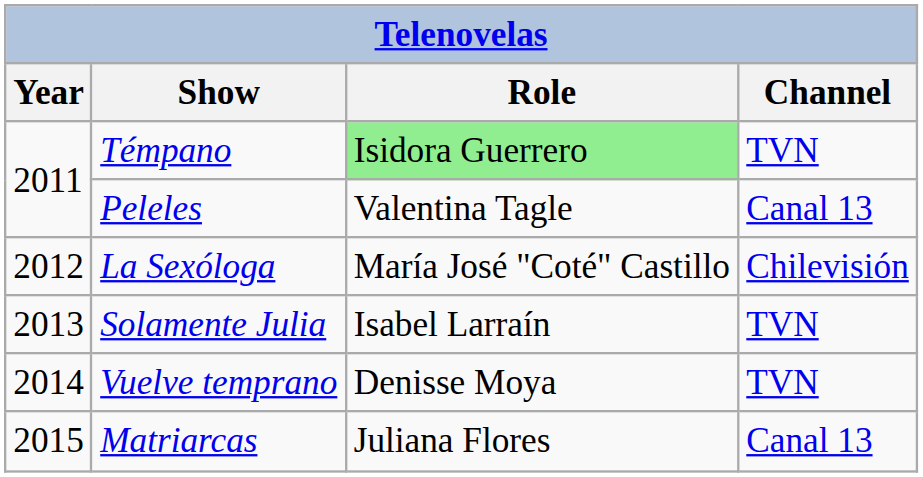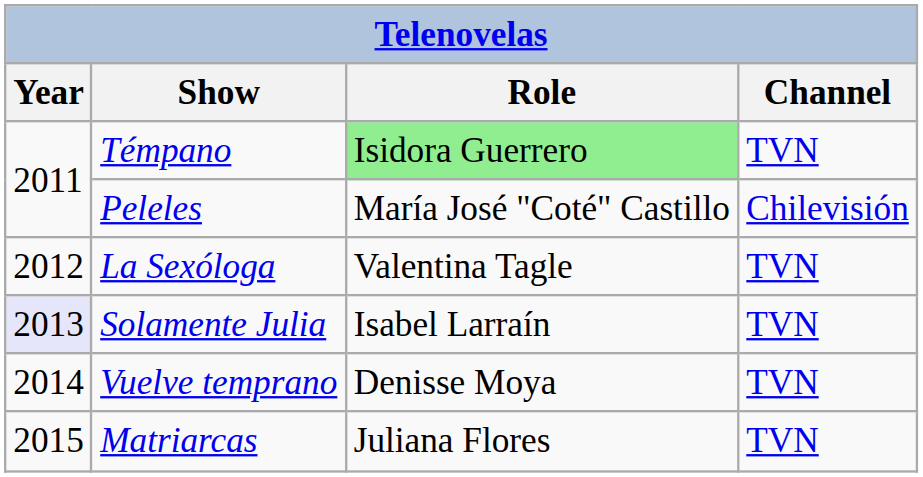(463, 208) Valentina Tagle -> (542, 208) María José "Coté" Castillo
(809, 208) Canal 13 -> (828, 208) Chilevisión
(542, 266) María José "Coté" Castillo -> (463, 266) Valentina Tagle
(828, 266) Chilevisión -> (783, 266) TVN
(49, 324) no background -> (49, 324) lavender background
(809, 440) Canal 13 -> (783, 440) TVN
